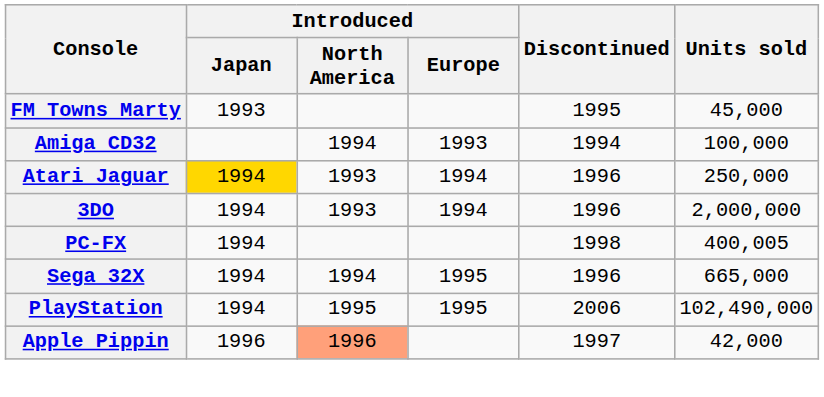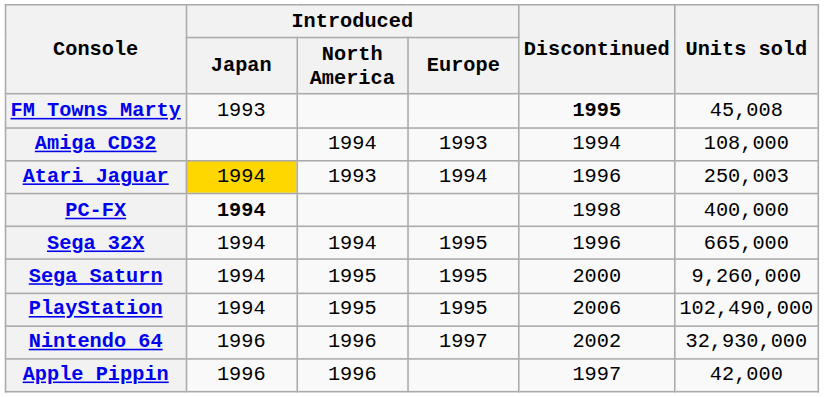(597, 111) normal -> (597, 111) bold
(746, 111) 45,000 -> (746, 111) 45,008
(746, 144) 100,000 -> (746, 144) 108,000
(746, 177) 250,000 -> (746, 177) 250,003
- row: (96, 210)
(241, 243) normal -> (241, 210) bold
(746, 243) 400,005 -> (746, 210) 400,000
+ row: (96, 276)
+ row: (96, 342)
(352, 342) lightsalmon background -> (352, 375) no background
